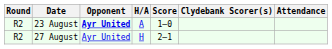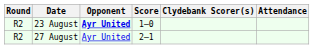- column: (141, 11)
